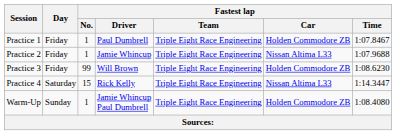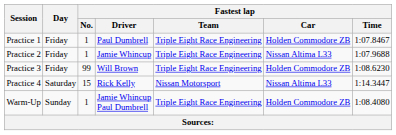(209, 83) Triple Eight Race Engineering -> (188, 83) Nissan Motorsport
